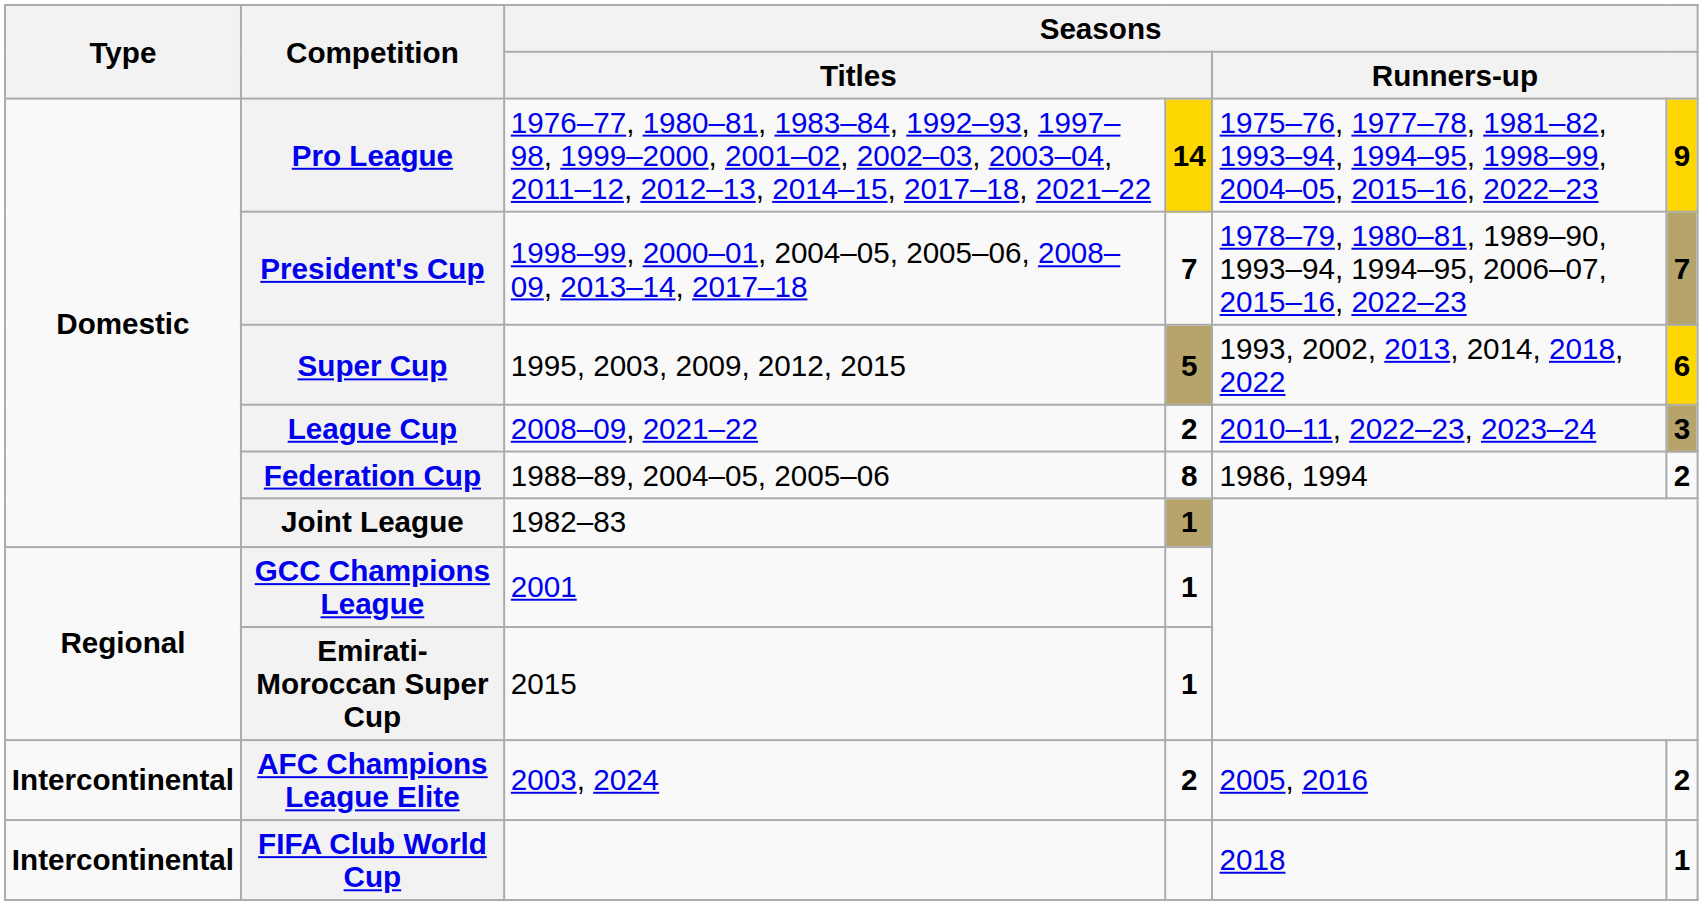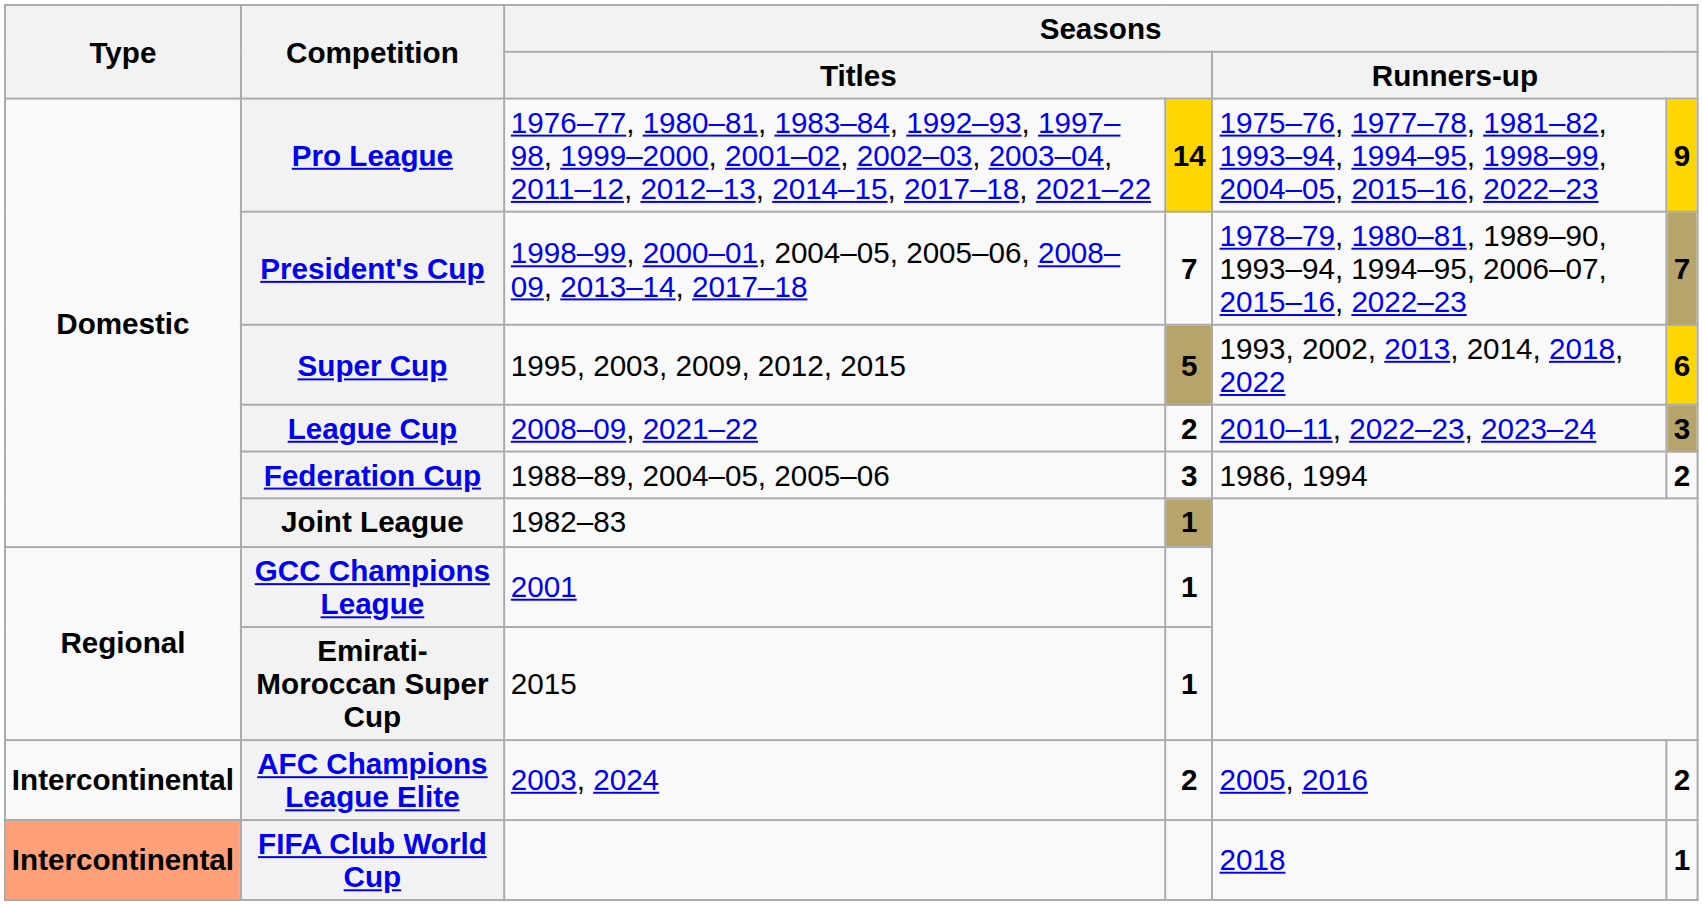(1189, 476) 8 -> (1189, 476) 3
(123, 860) no background -> (123, 860) lightsalmon background
